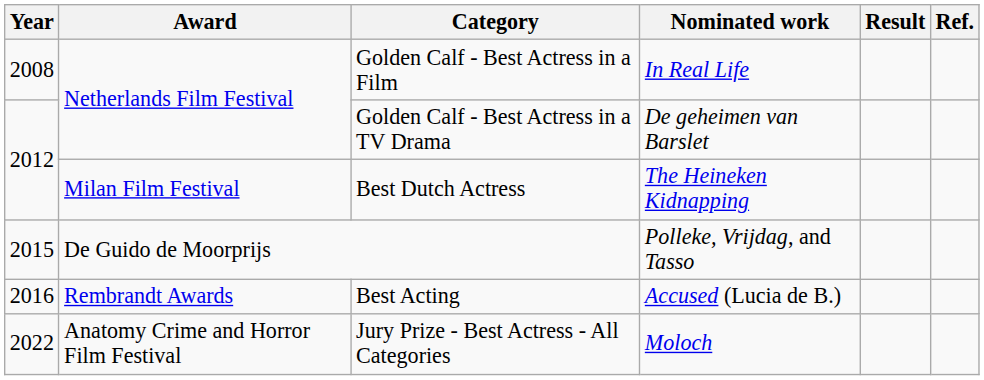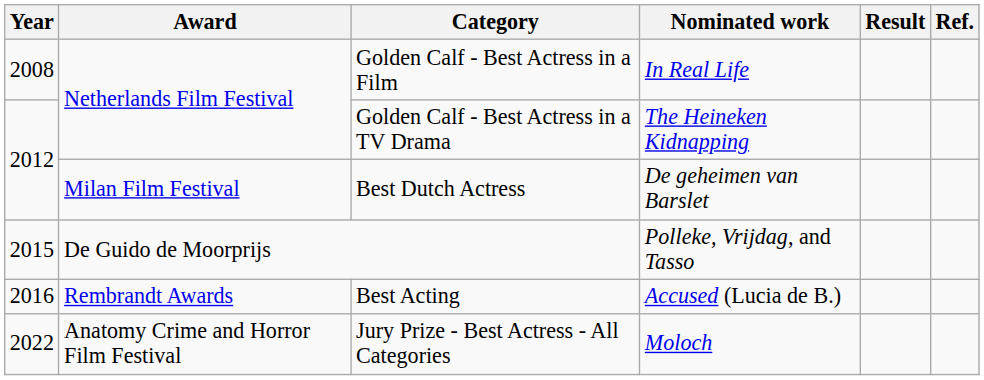(721, 129) De geheimen van Barslet -> (706, 129) The Heineken Kidnapping
(706, 189) The Heineken Kidnapping -> (721, 189) De geheimen van Barslet
